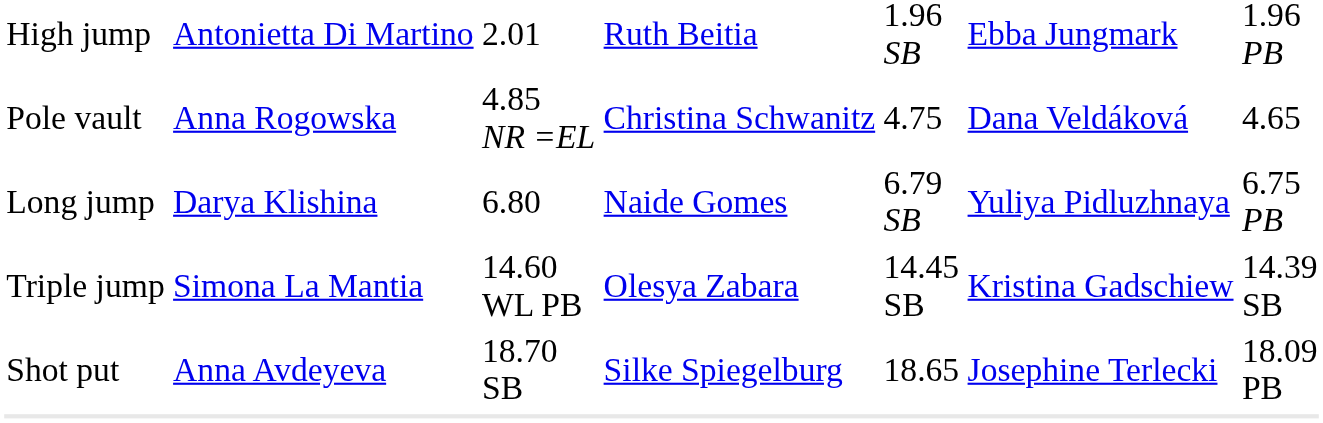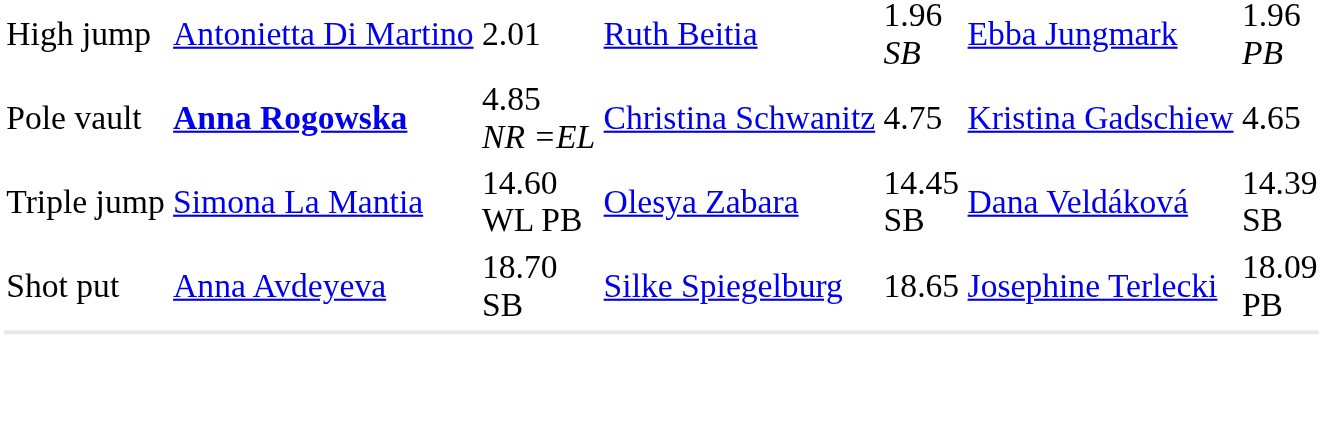(285, 117) normal -> (290, 117) bold
(1078, 117) Dana Veldáková -> (1101, 117) Kristina Gadschiew
- row: (81, 201)
(1101, 285) Kristina Gadschiew -> (1078, 201) Dana Veldáková
